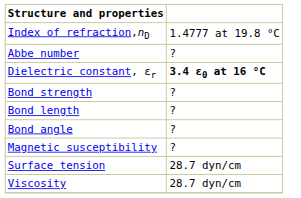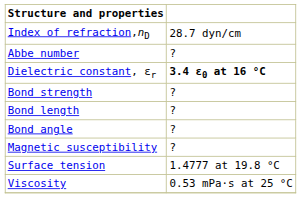(225, 33) 1.4777 at 19.8 °C -> (205, 33) 28.7 dyn/cm
(205, 166) 28.7 dyn/cm -> (225, 166) 1.4777 at 19.8 °C
(205, 184) 28.7 dyn/cm -> (231, 184) 0.53 mPa·s at 25 °C
